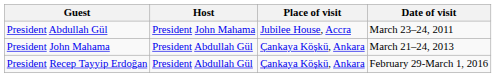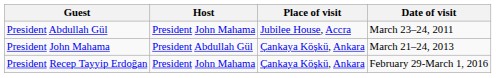(203, 64) President Abdullah Gül -> (204, 64) President John Mahama
